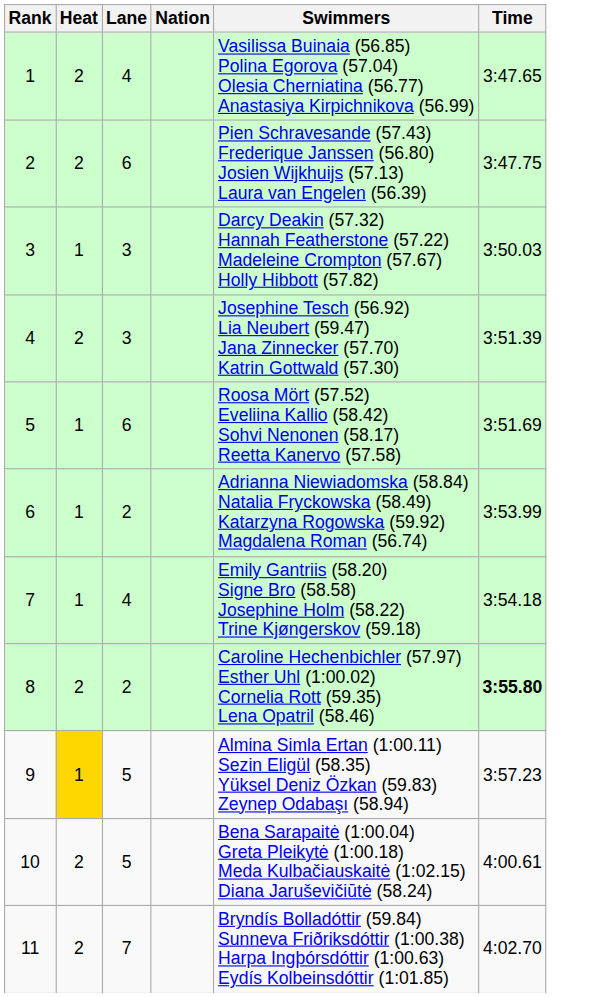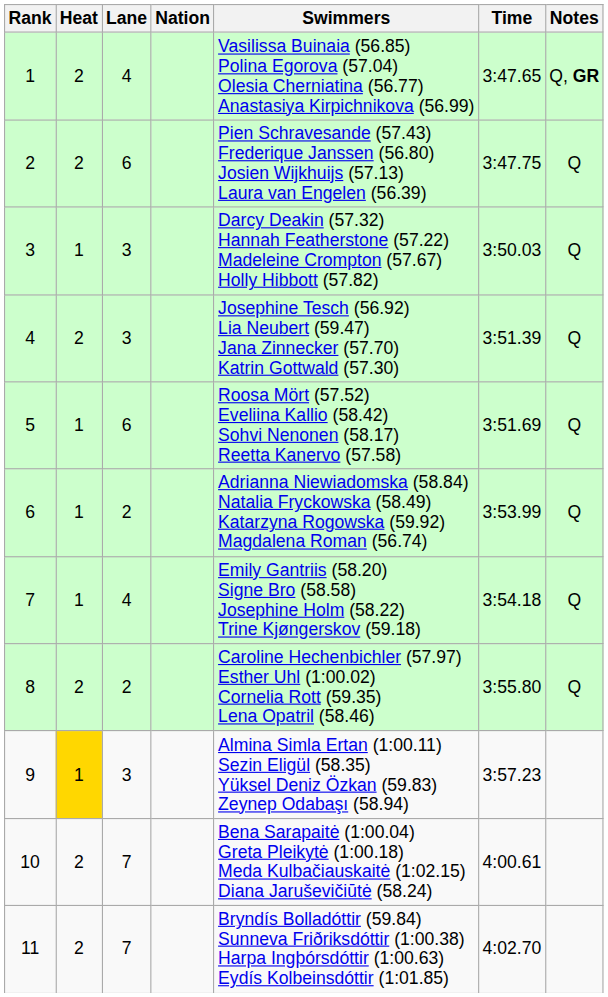+ column: (574, 18)
(512, 687) bold -> (512, 687) normal
(127, 774) 5 -> (127, 774) 3
(127, 861) 5 -> (127, 861) 7
